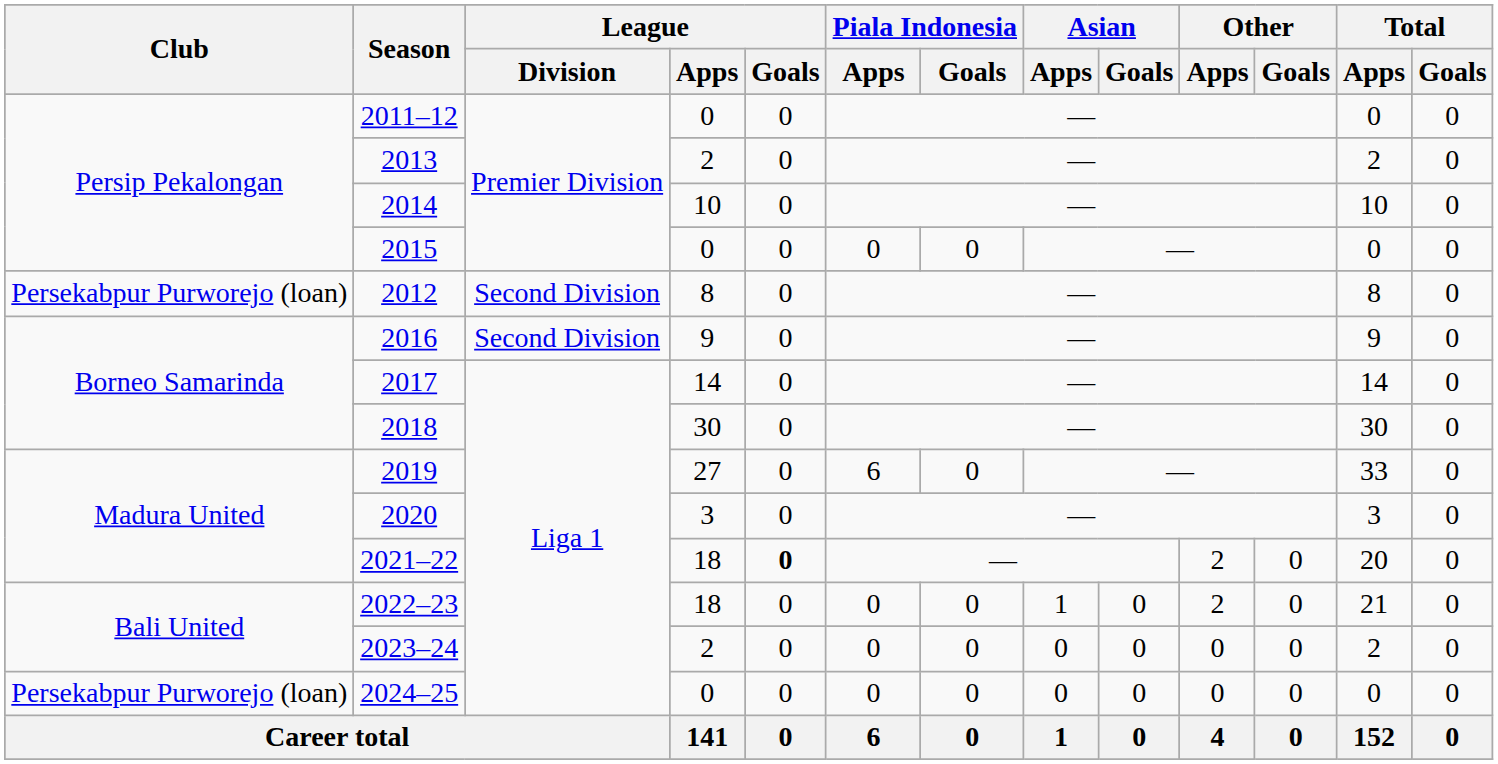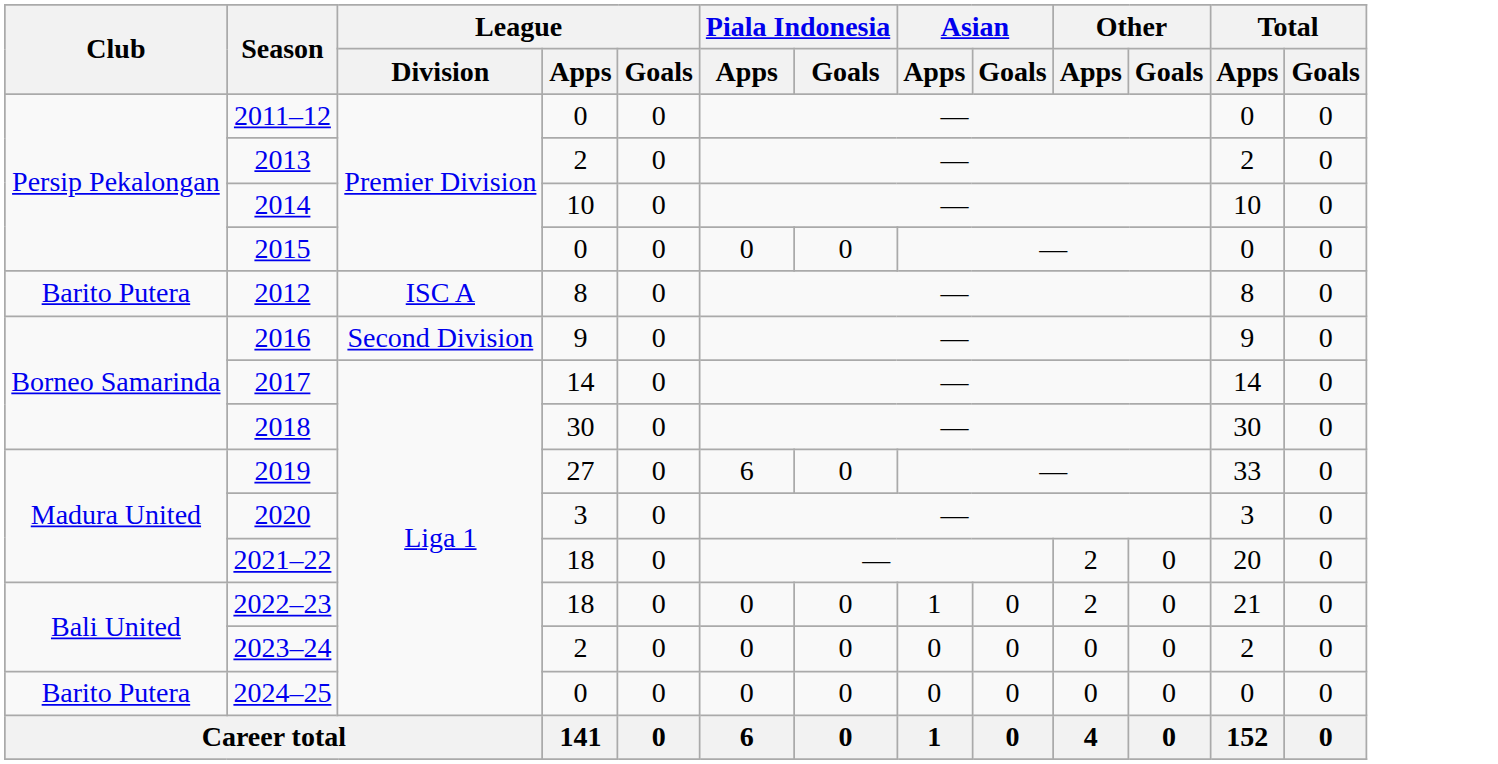(179, 293) Persekabpur Purworejo (loan) -> (116, 293) Barito Putera
(567, 293) Second Division -> (440, 293) ISC A
(785, 559) bold -> (659, 559) normal
(179, 692) Persekabpur Purworejo (loan) -> (116, 692) Barito Putera
